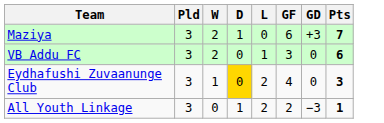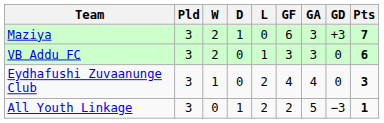+ column: (313, 14)
(240, 81) gold background -> (240, 81) no background
